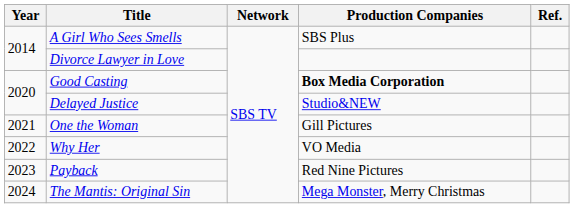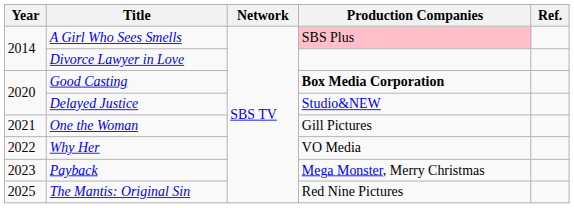(328, 37) no background -> (328, 37) pink background
(352, 170) Red Nine Pictures -> (393, 170) Mega Monster, Merry Christmas
(22, 192) 2024 -> (22, 192) 2025
(393, 192) Mega Monster, Merry Christmas -> (352, 192) Red Nine Pictures
